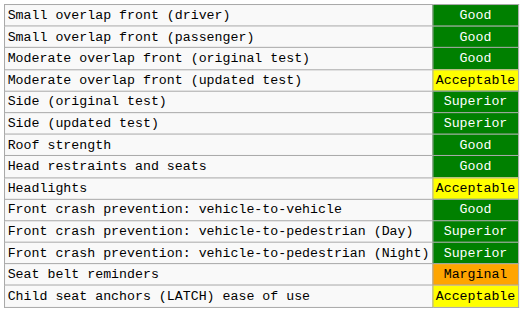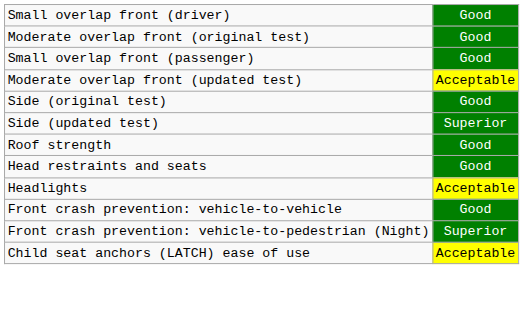rows swapped: (131, 37) <-> (159, 59)
(476, 102) Superior -> (475, 102) Good
- row: (211, 231)
- row: (83, 275)
